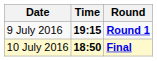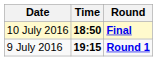rows swapped: (35, 30) <-> (38, 47)
